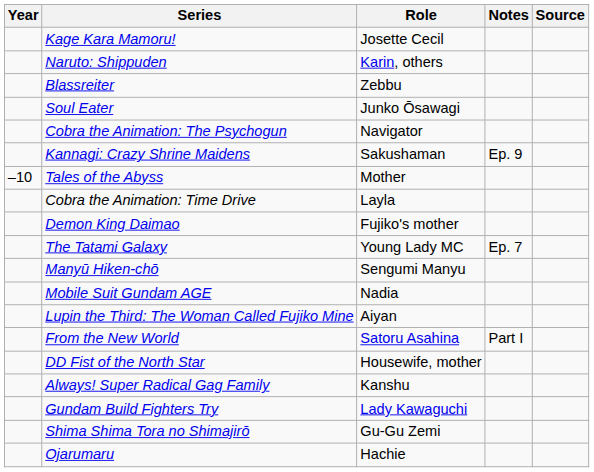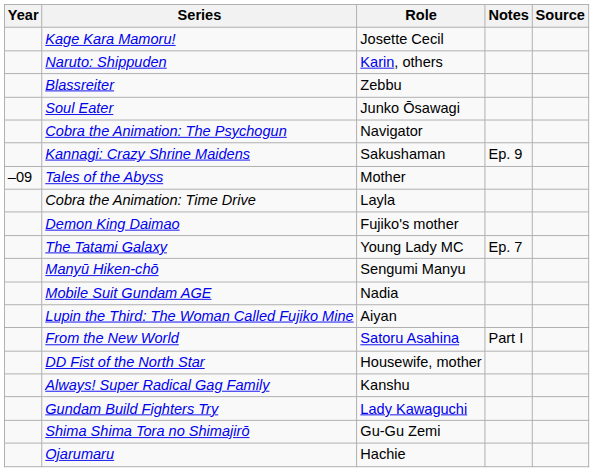(20, 177) –10 -> (20, 177) –09
